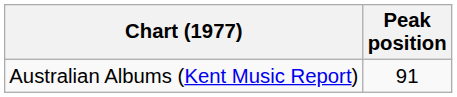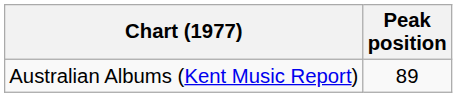(407, 75) 91 -> (407, 75) 89
